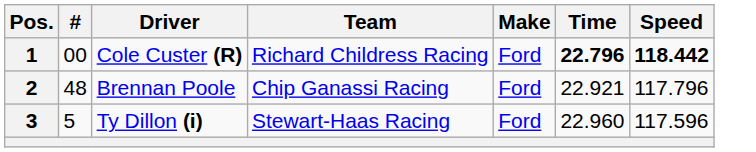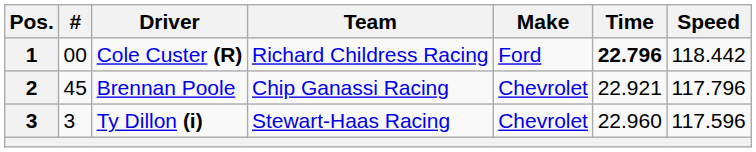(672, 55) bold -> (709, 55) normal
(75, 88) 48 -> (75, 88) 45
(520, 88) Ford -> (543, 88) Chevrolet
(69, 121) 5 -> (69, 121) 3
(520, 121) Ford -> (543, 121) Chevrolet
